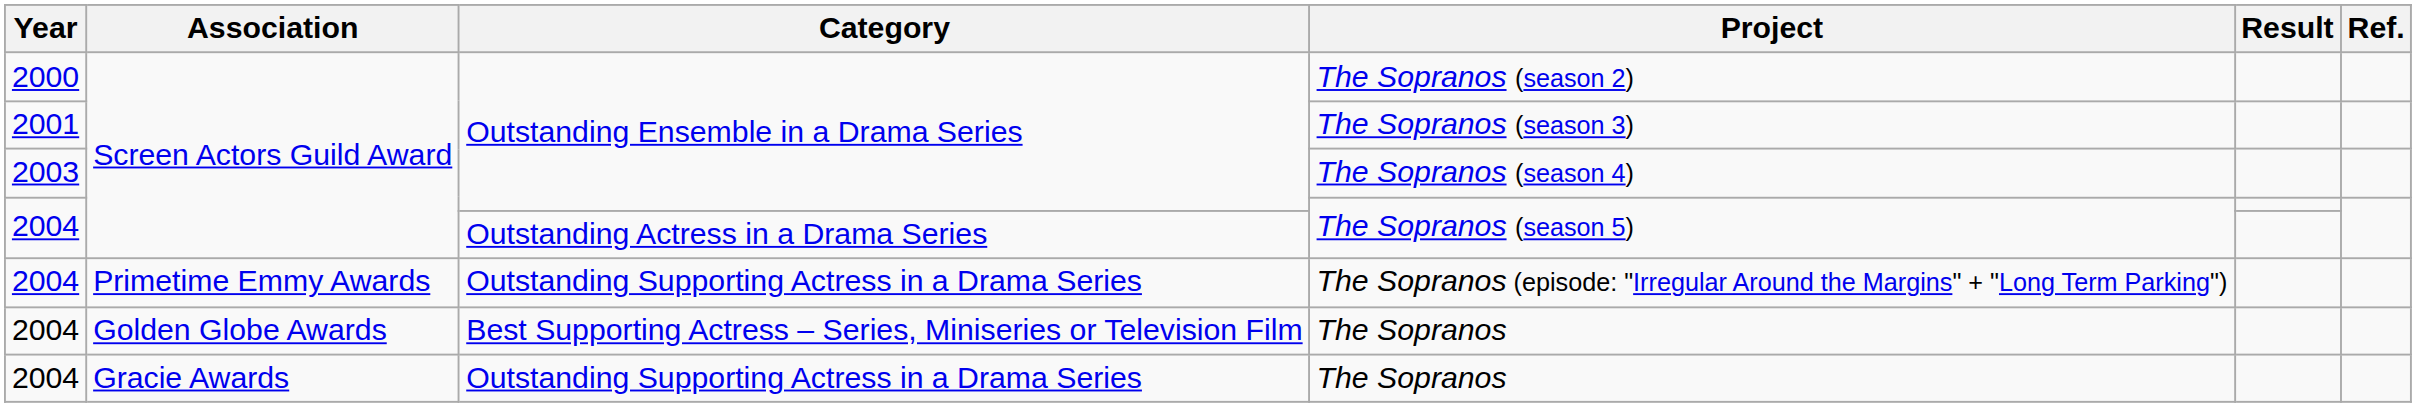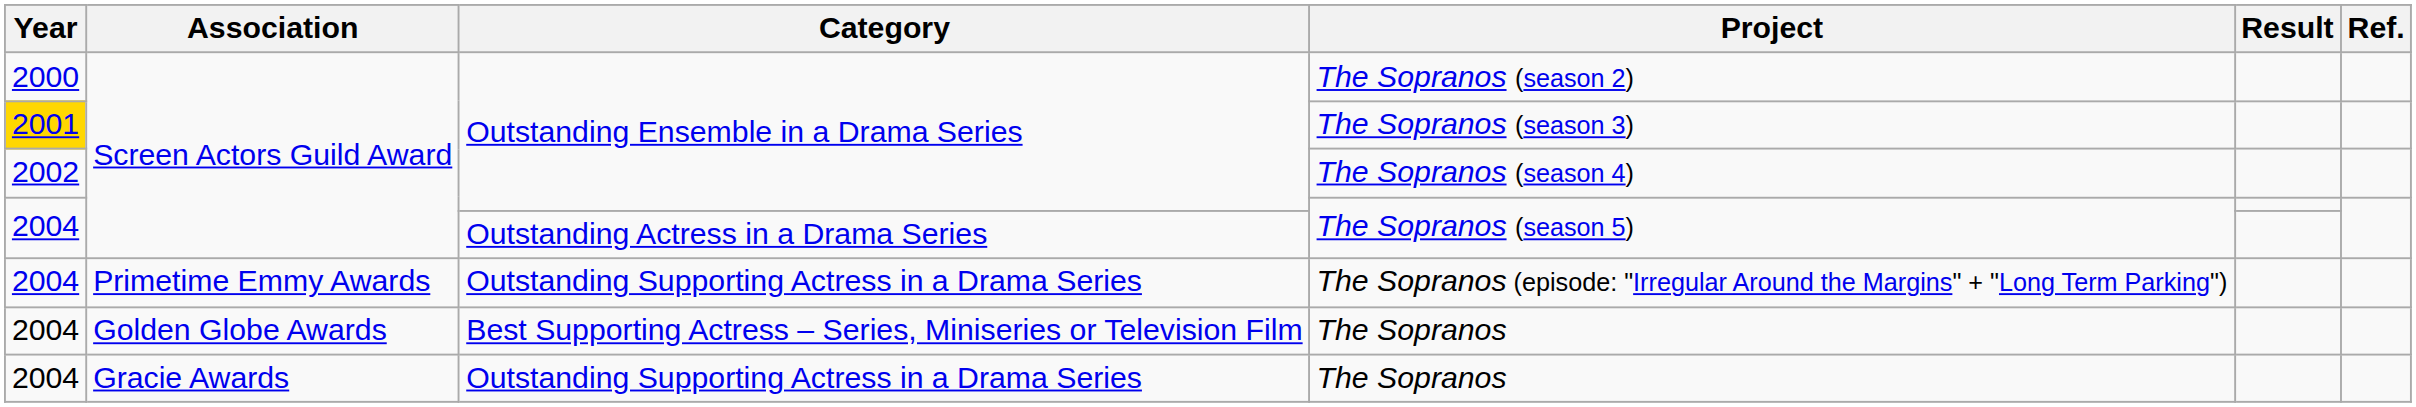(46, 124) no background -> (46, 124) gold background
(46, 172) 2003 -> (46, 172) 2002
